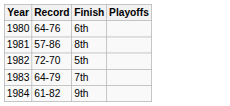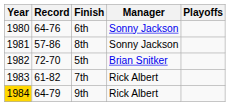+ column: (144, 12)
(47, 77) 64-79 -> (47, 77) 61-82
(18, 93) no background -> (18, 93) gold background
(47, 93) 61-82 -> (47, 93) 64-79
